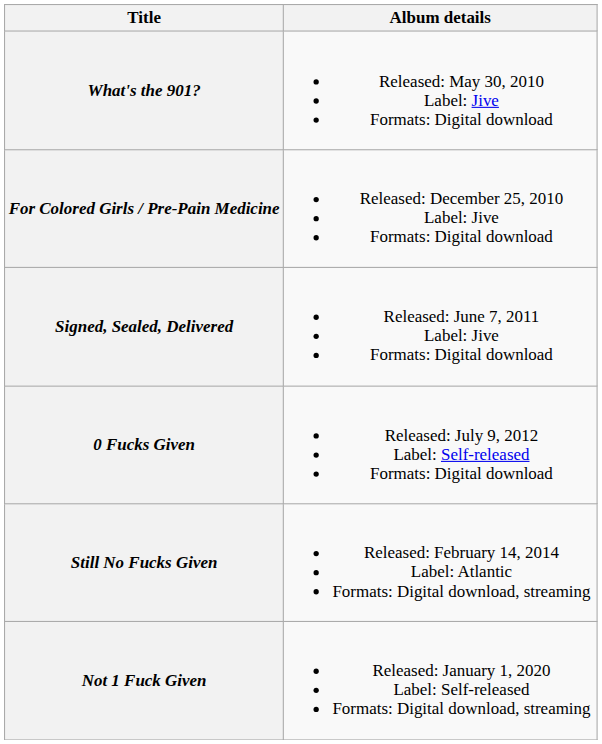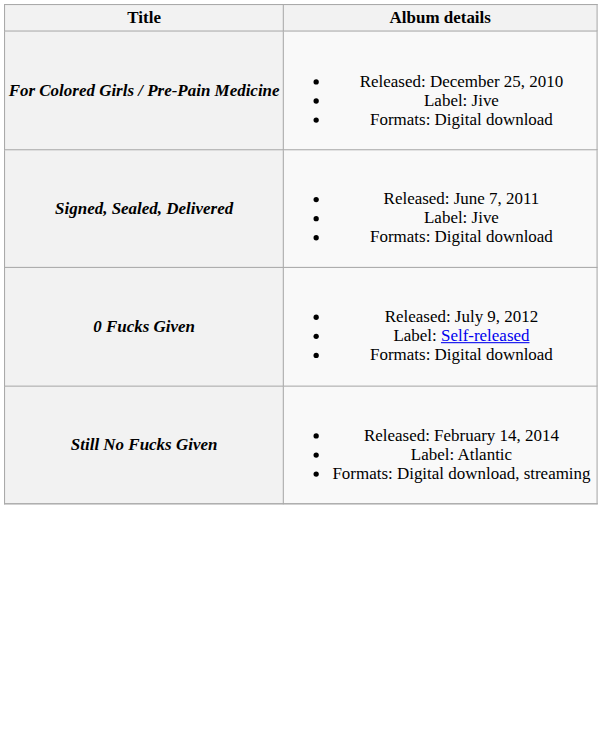- row: (144, 90)
- row: (144, 680)
